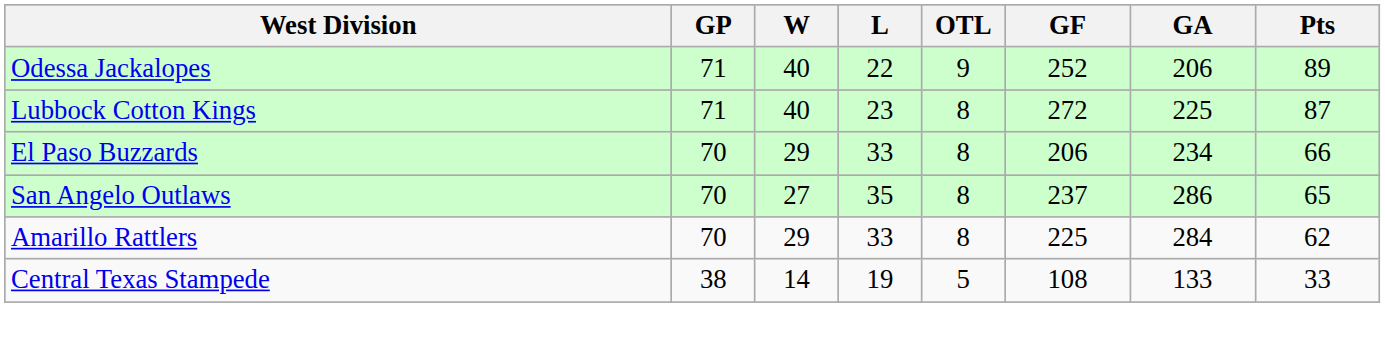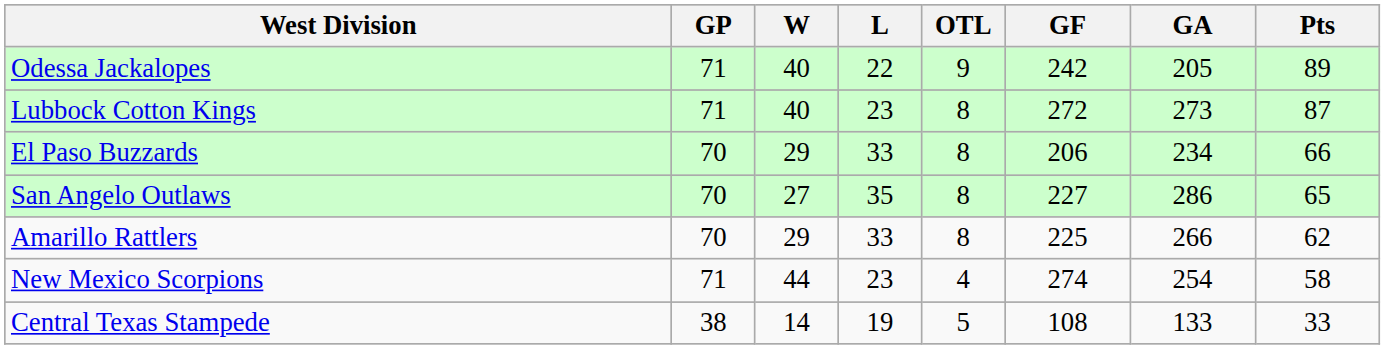(1067, 68) 252 -> (1067, 68) 242
(1192, 68) 206 -> (1192, 68) 205
(1192, 110) 225 -> (1192, 110) 273
(1067, 195) 237 -> (1067, 195) 227
(1192, 237) 284 -> (1192, 237) 266
+ row: (137, 279)
